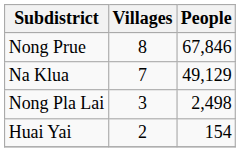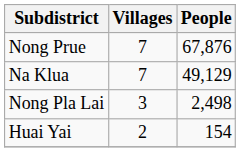(143, 47) 8 -> (143, 47) 7
(207, 47) 67,846 -> (207, 47) 67,876
